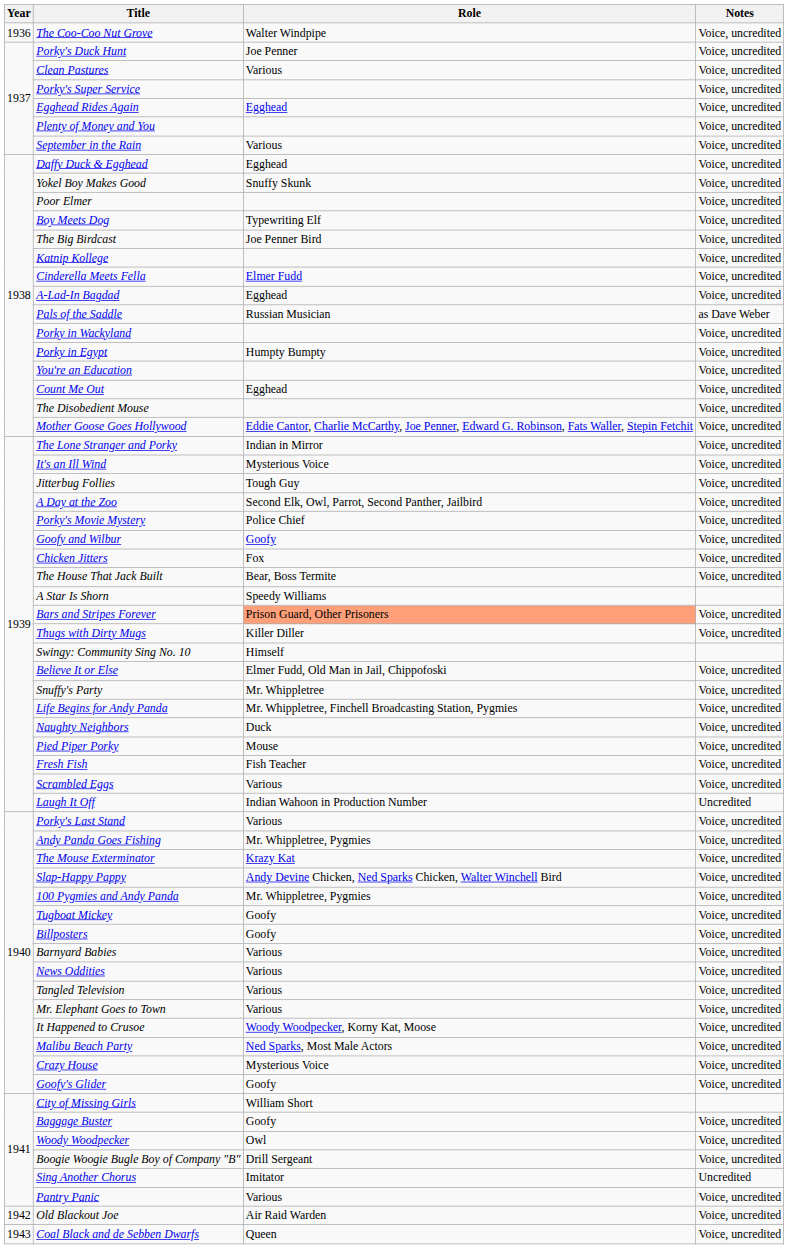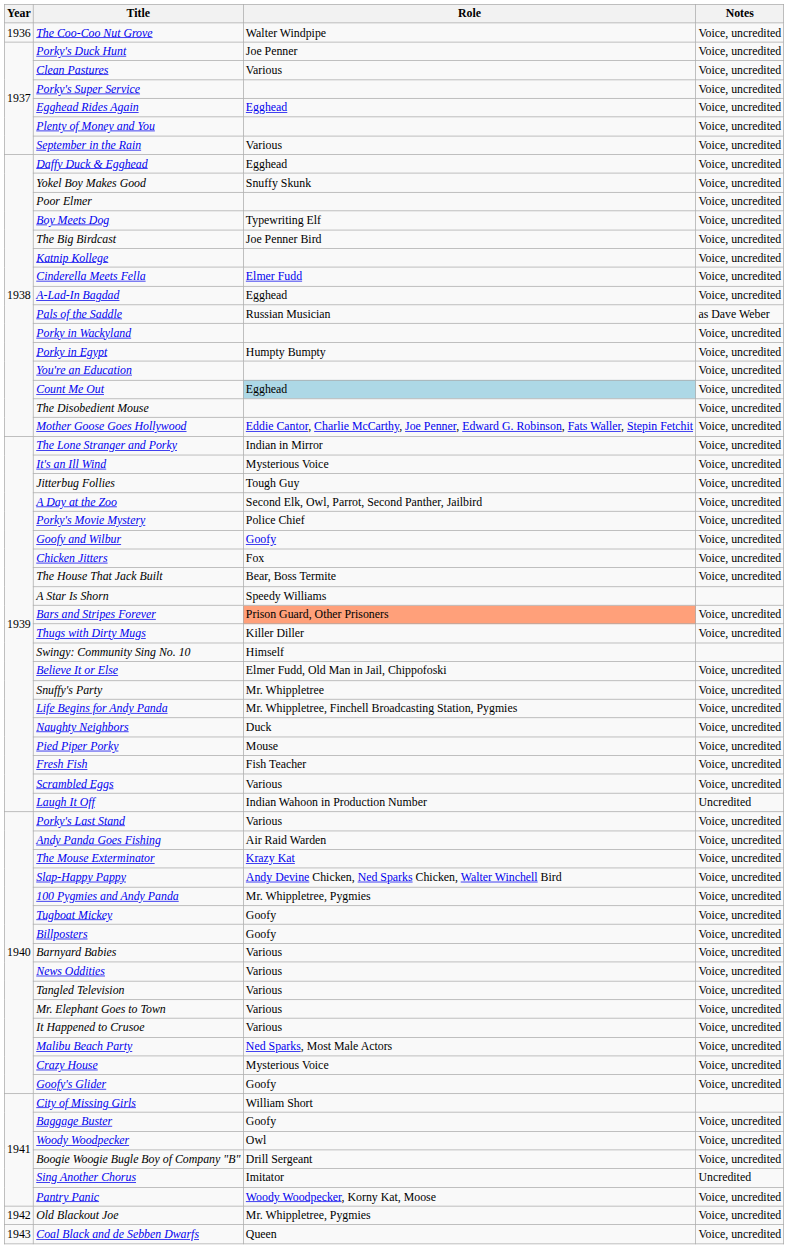(267, 389) no background -> (267, 389) lightblue background
(308, 840) Mr. Whippletree, Pygmies -> (286, 840) Air Raid Warden
(341, 1027) Woody Woodpecker, Korny Kat, Moose -> (264, 1027) Various
(264, 1196) Various -> (341, 1196) Woody Woodpecker, Korny Kat, Moose
(286, 1215) Air Raid Warden -> (308, 1215) Mr. Whippletree, Pygmies
